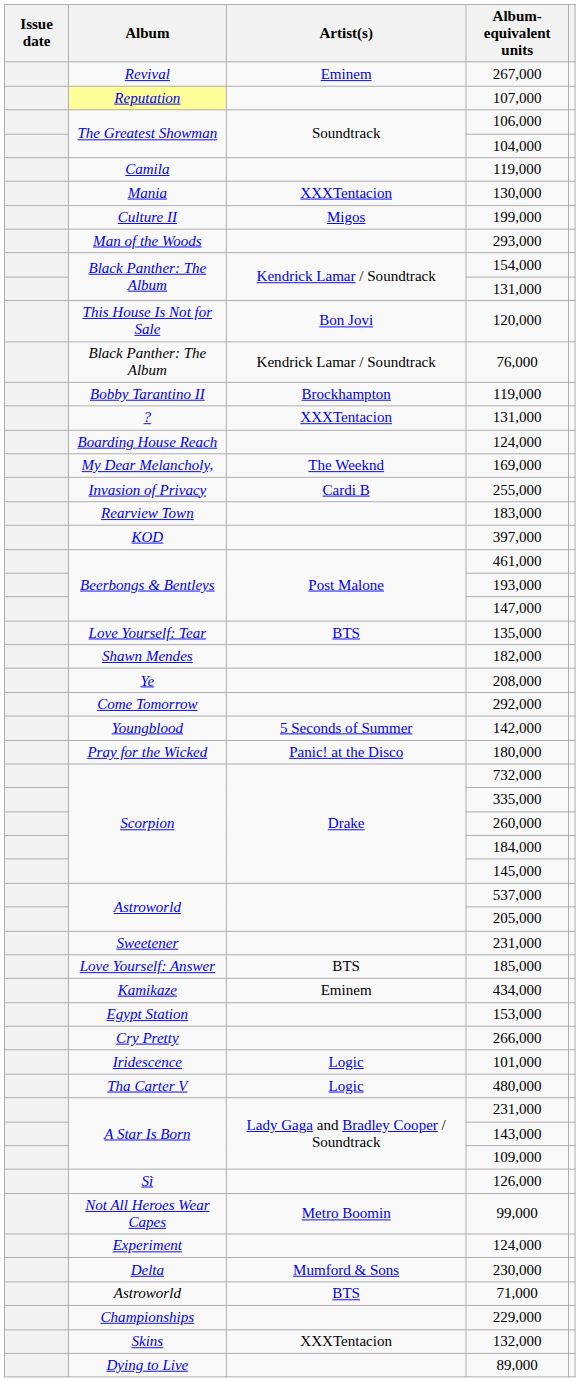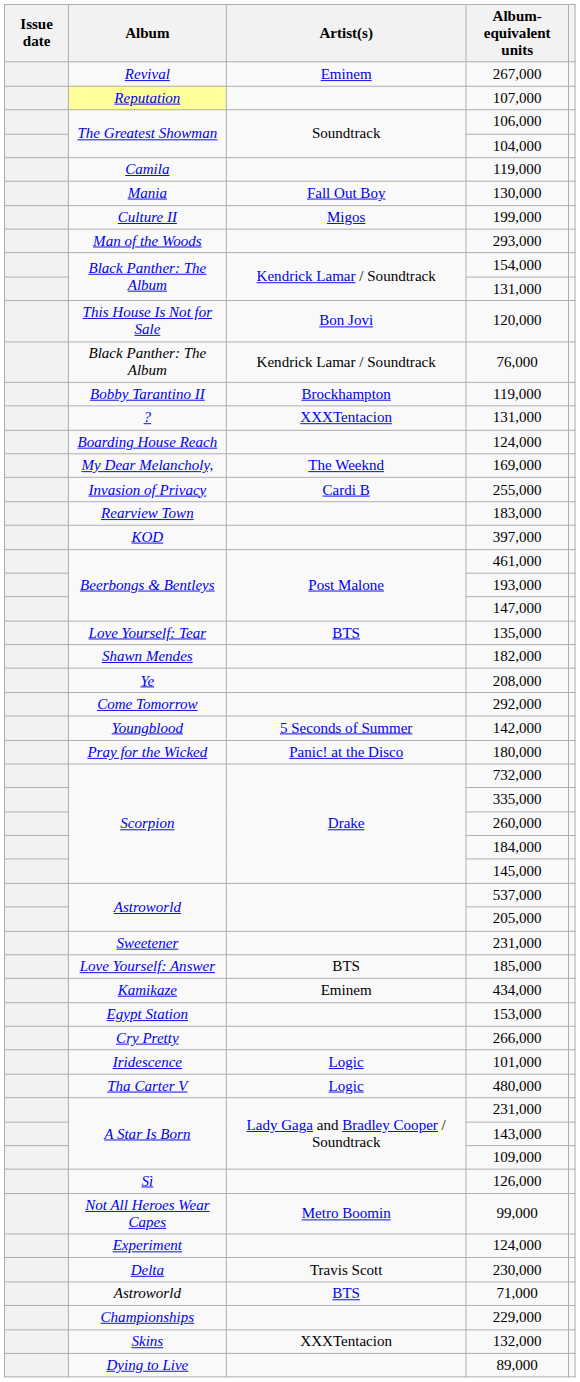(346, 193) XXXTentacion -> (346, 193) Fall Out Boy
(346, 1269) Mumford & Sons -> (346, 1269) Travis Scott
